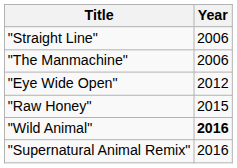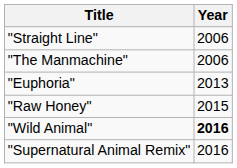- row: (63, 83)
+ row: (41, 83)
